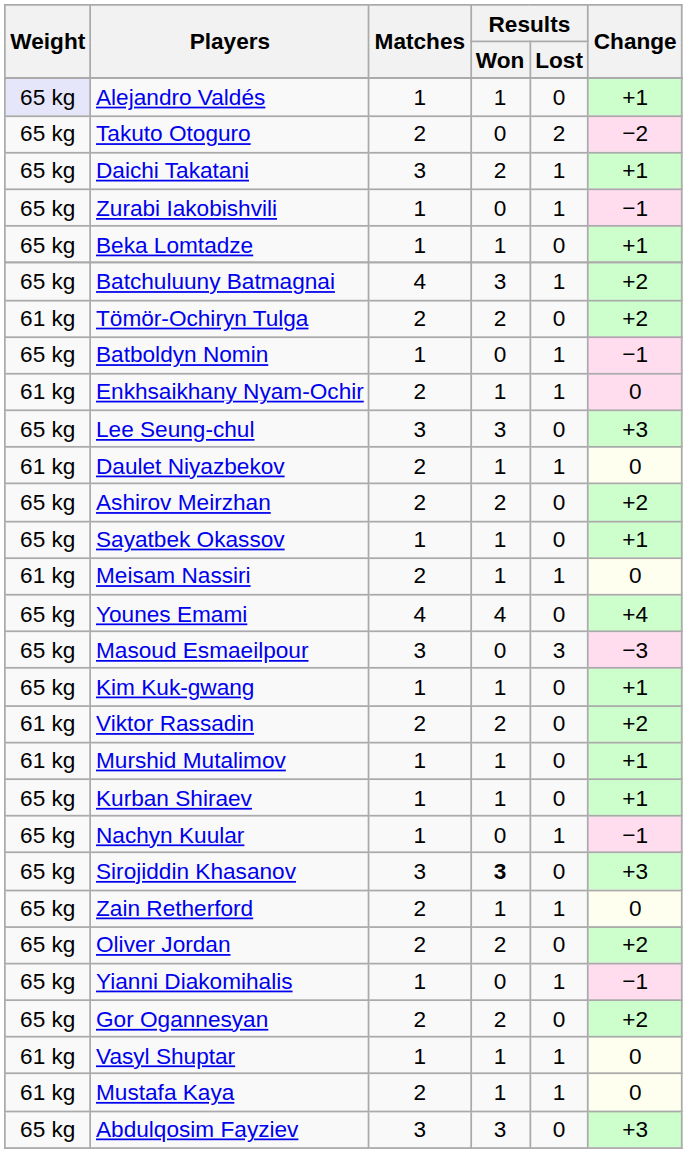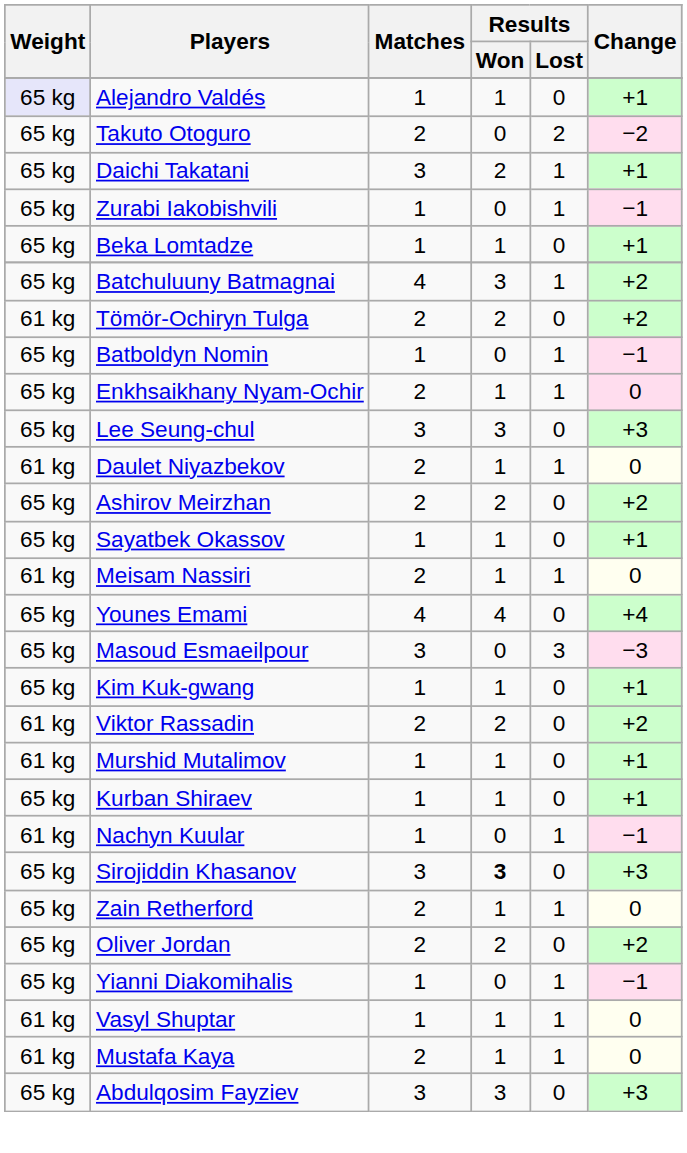(48, 392) 61 kg -> (48, 392) 65 kg
(48, 834) 65 kg -> (48, 834) 61 kg
- row: (182, 1019)
